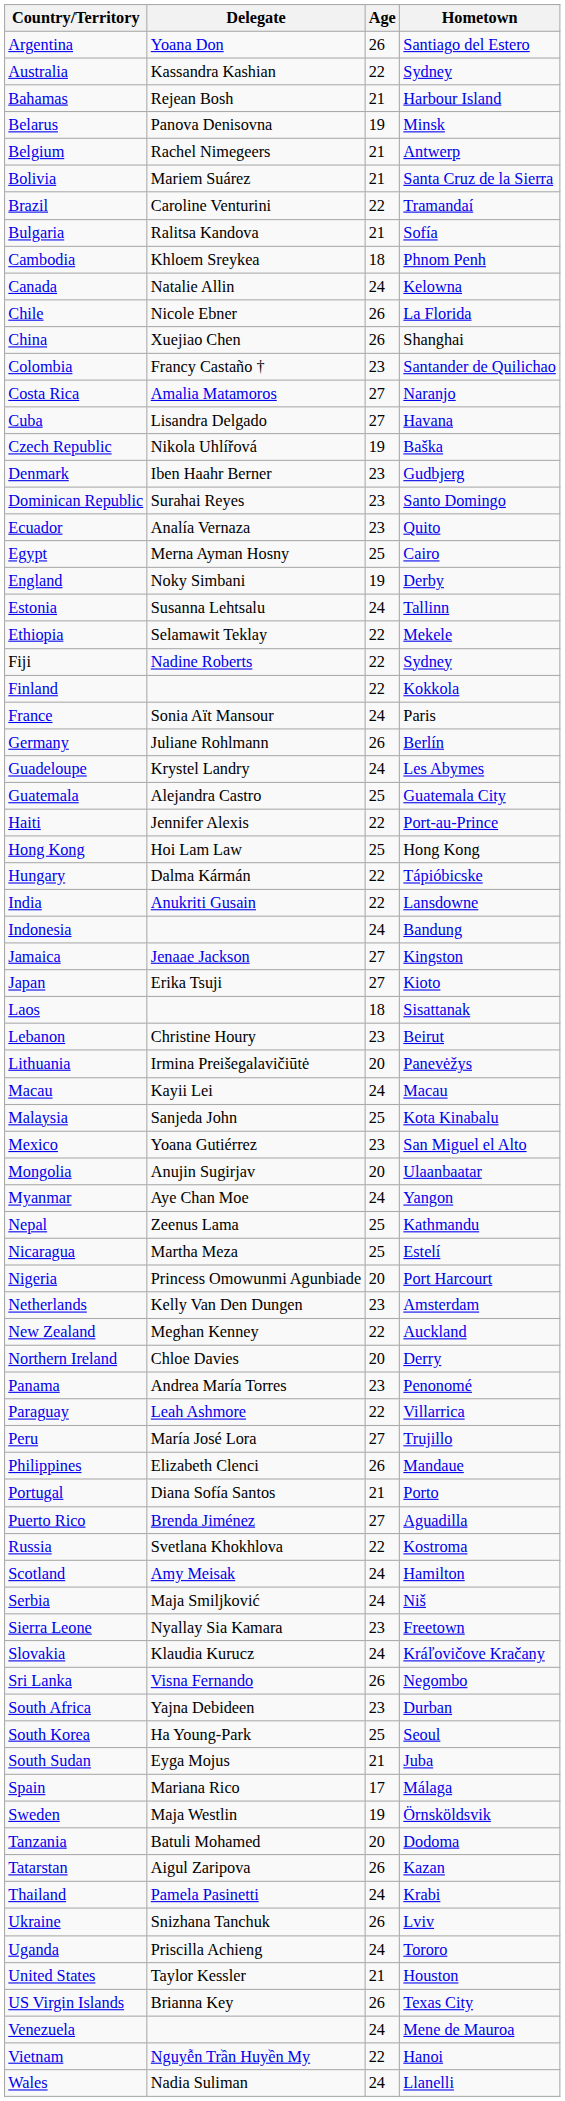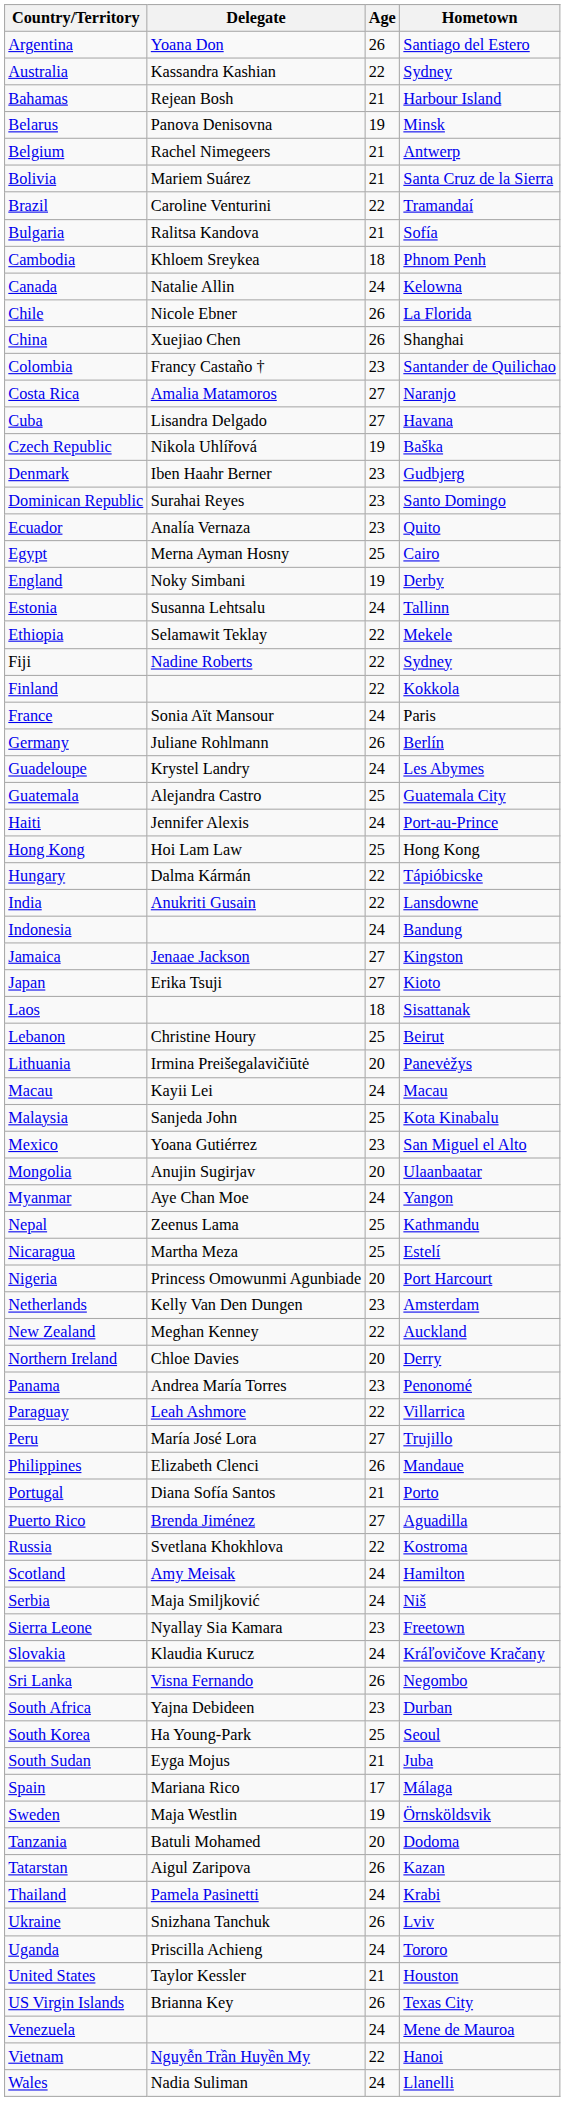(377, 822) 22 -> (377, 822) 24
(377, 1037) 23 -> (377, 1037) 25
